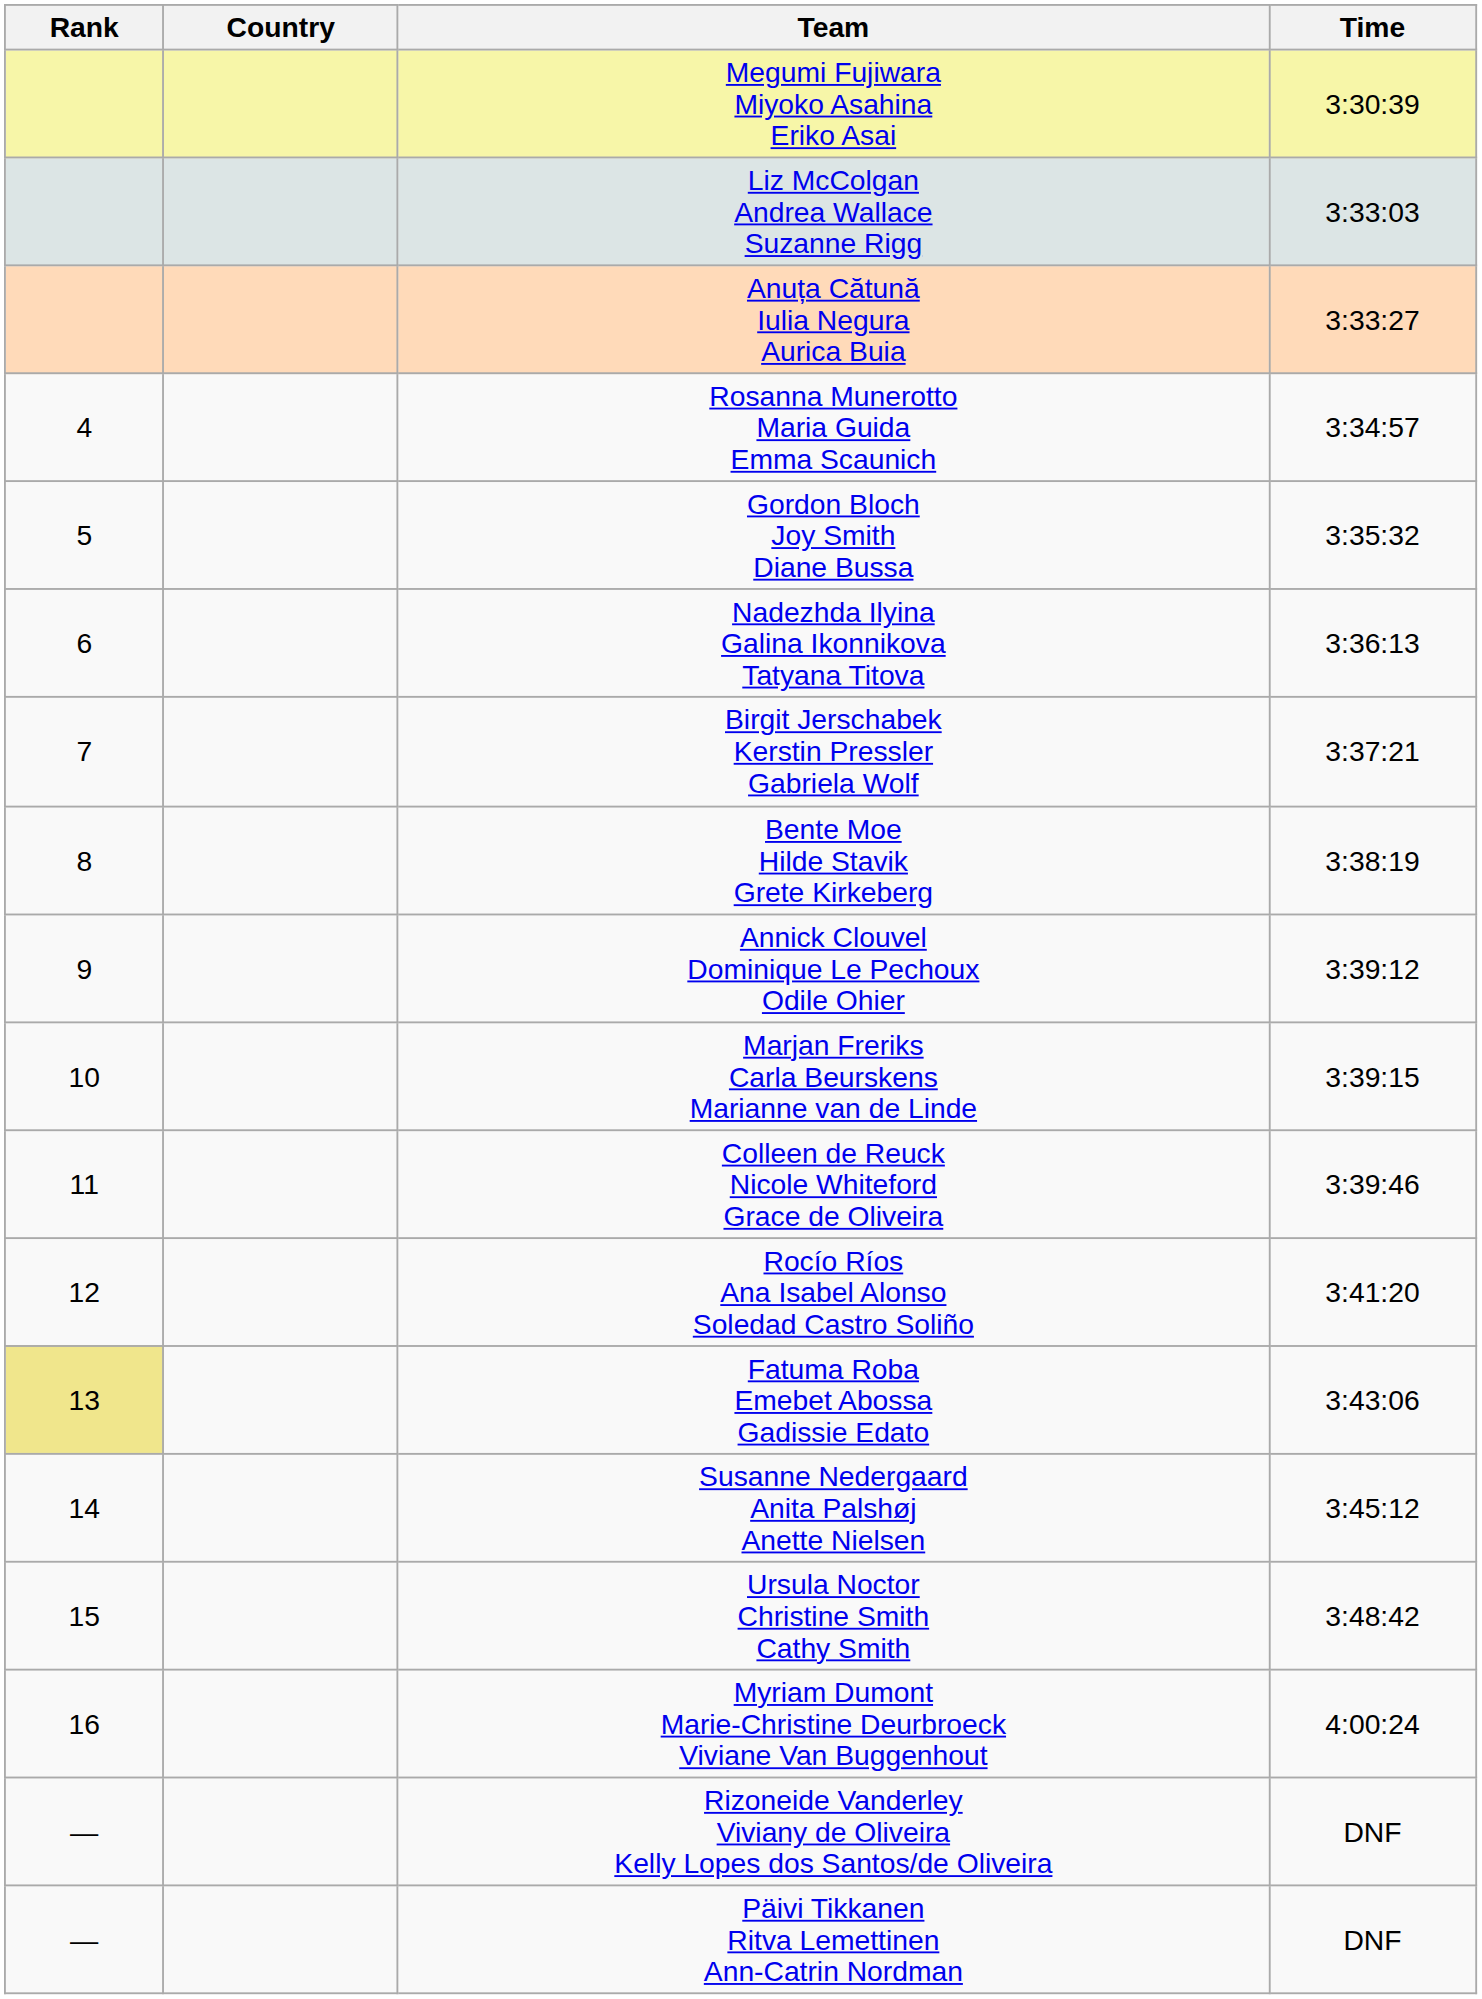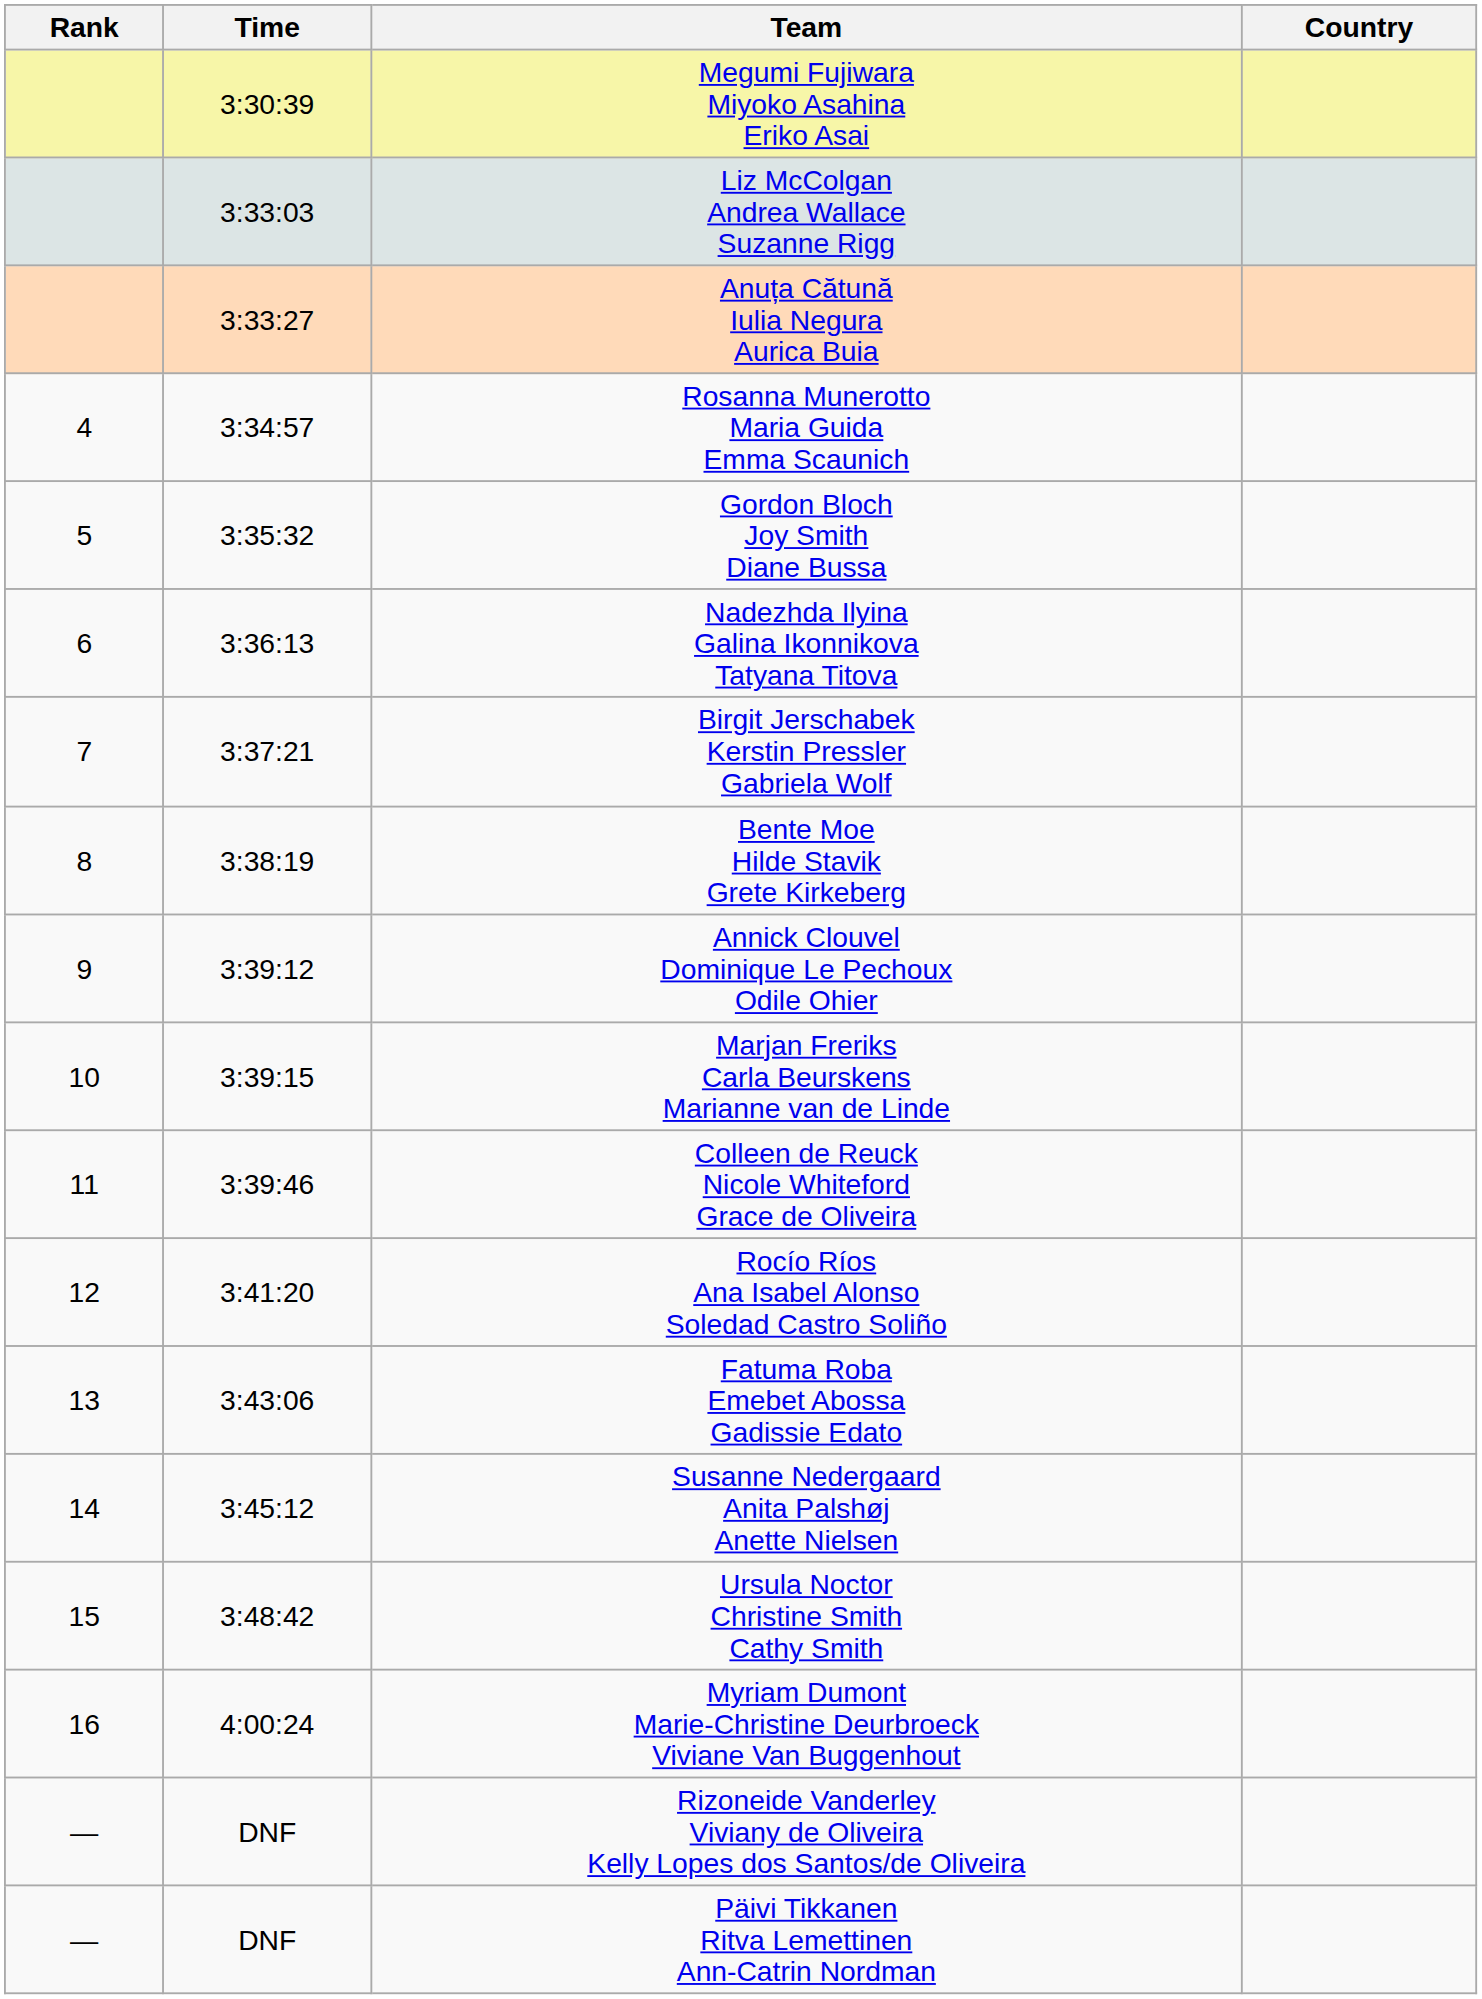columns swapped: (281, 27) <-> (1372, 27)
(84, 1400) khaki background -> (84, 1400) no background
